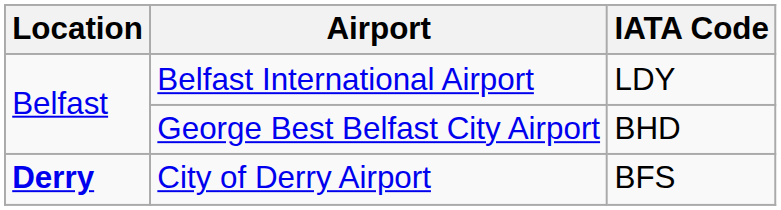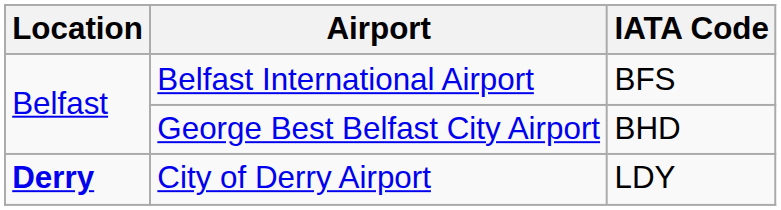(645, 79) LDY -> (645, 79) BFS
(645, 178) BFS -> (645, 178) LDY
